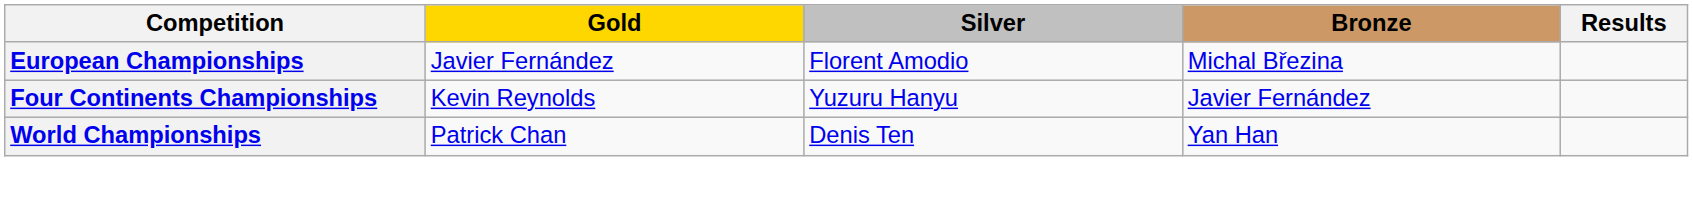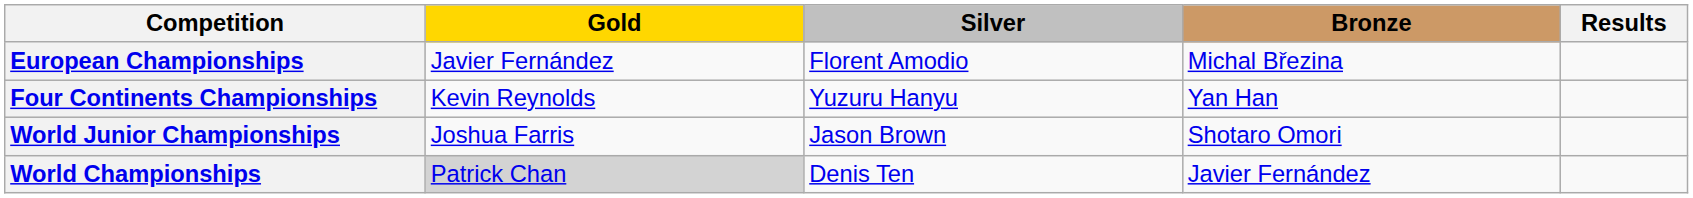(1279, 98) Javier Fernández -> (1233, 98) Yan Han
+ row: (175, 135)
(499, 135) no background -> (499, 173) lightgrey background
(1233, 135) Yan Han -> (1279, 173) Javier Fernández
